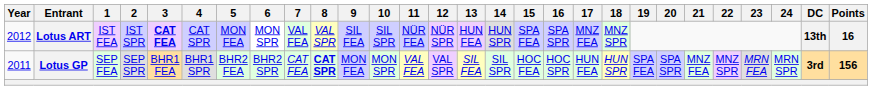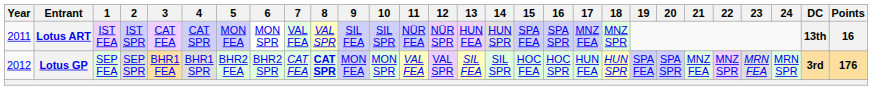(19, 36) 2012 -> (19, 36) 2011
(165, 36) bold -> (165, 36) normal
(19, 65) 2011 -> (19, 65) 2012
(848, 65) 156 -> (848, 65) 176
